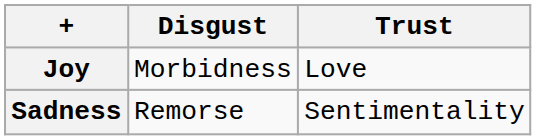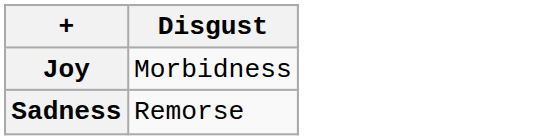- column: (414, 26)
